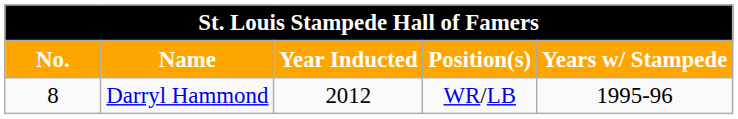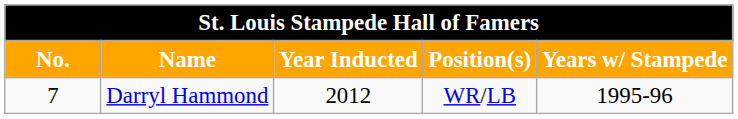(53, 95) 8 -> (53, 95) 7
